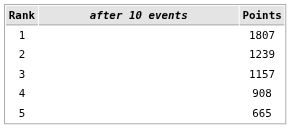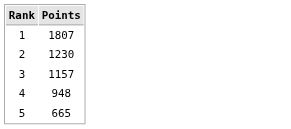- column: (139, 15)
(262, 55) 1239 -> (61, 55) 1230
(262, 94) 908 -> (61, 94) 948
